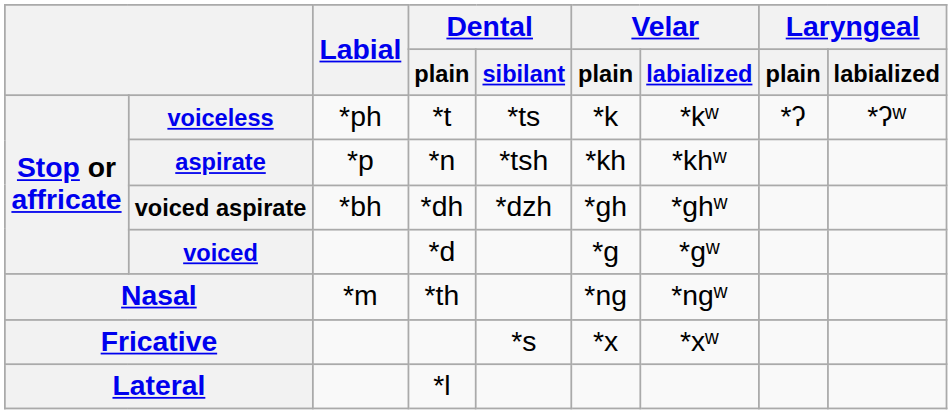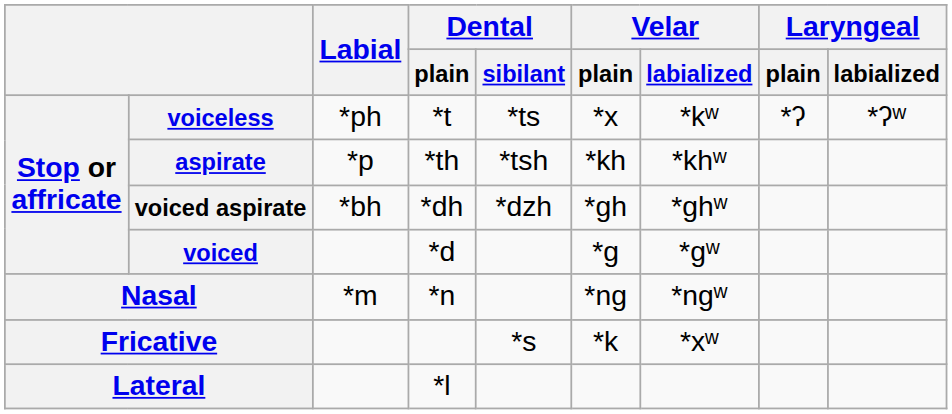(606, 116) *k -> (606, 116) *x
(442, 161) *n -> (442, 161) *th
(442, 296) *th -> (442, 296) *n
(606, 341) *x -> (606, 341) *k
